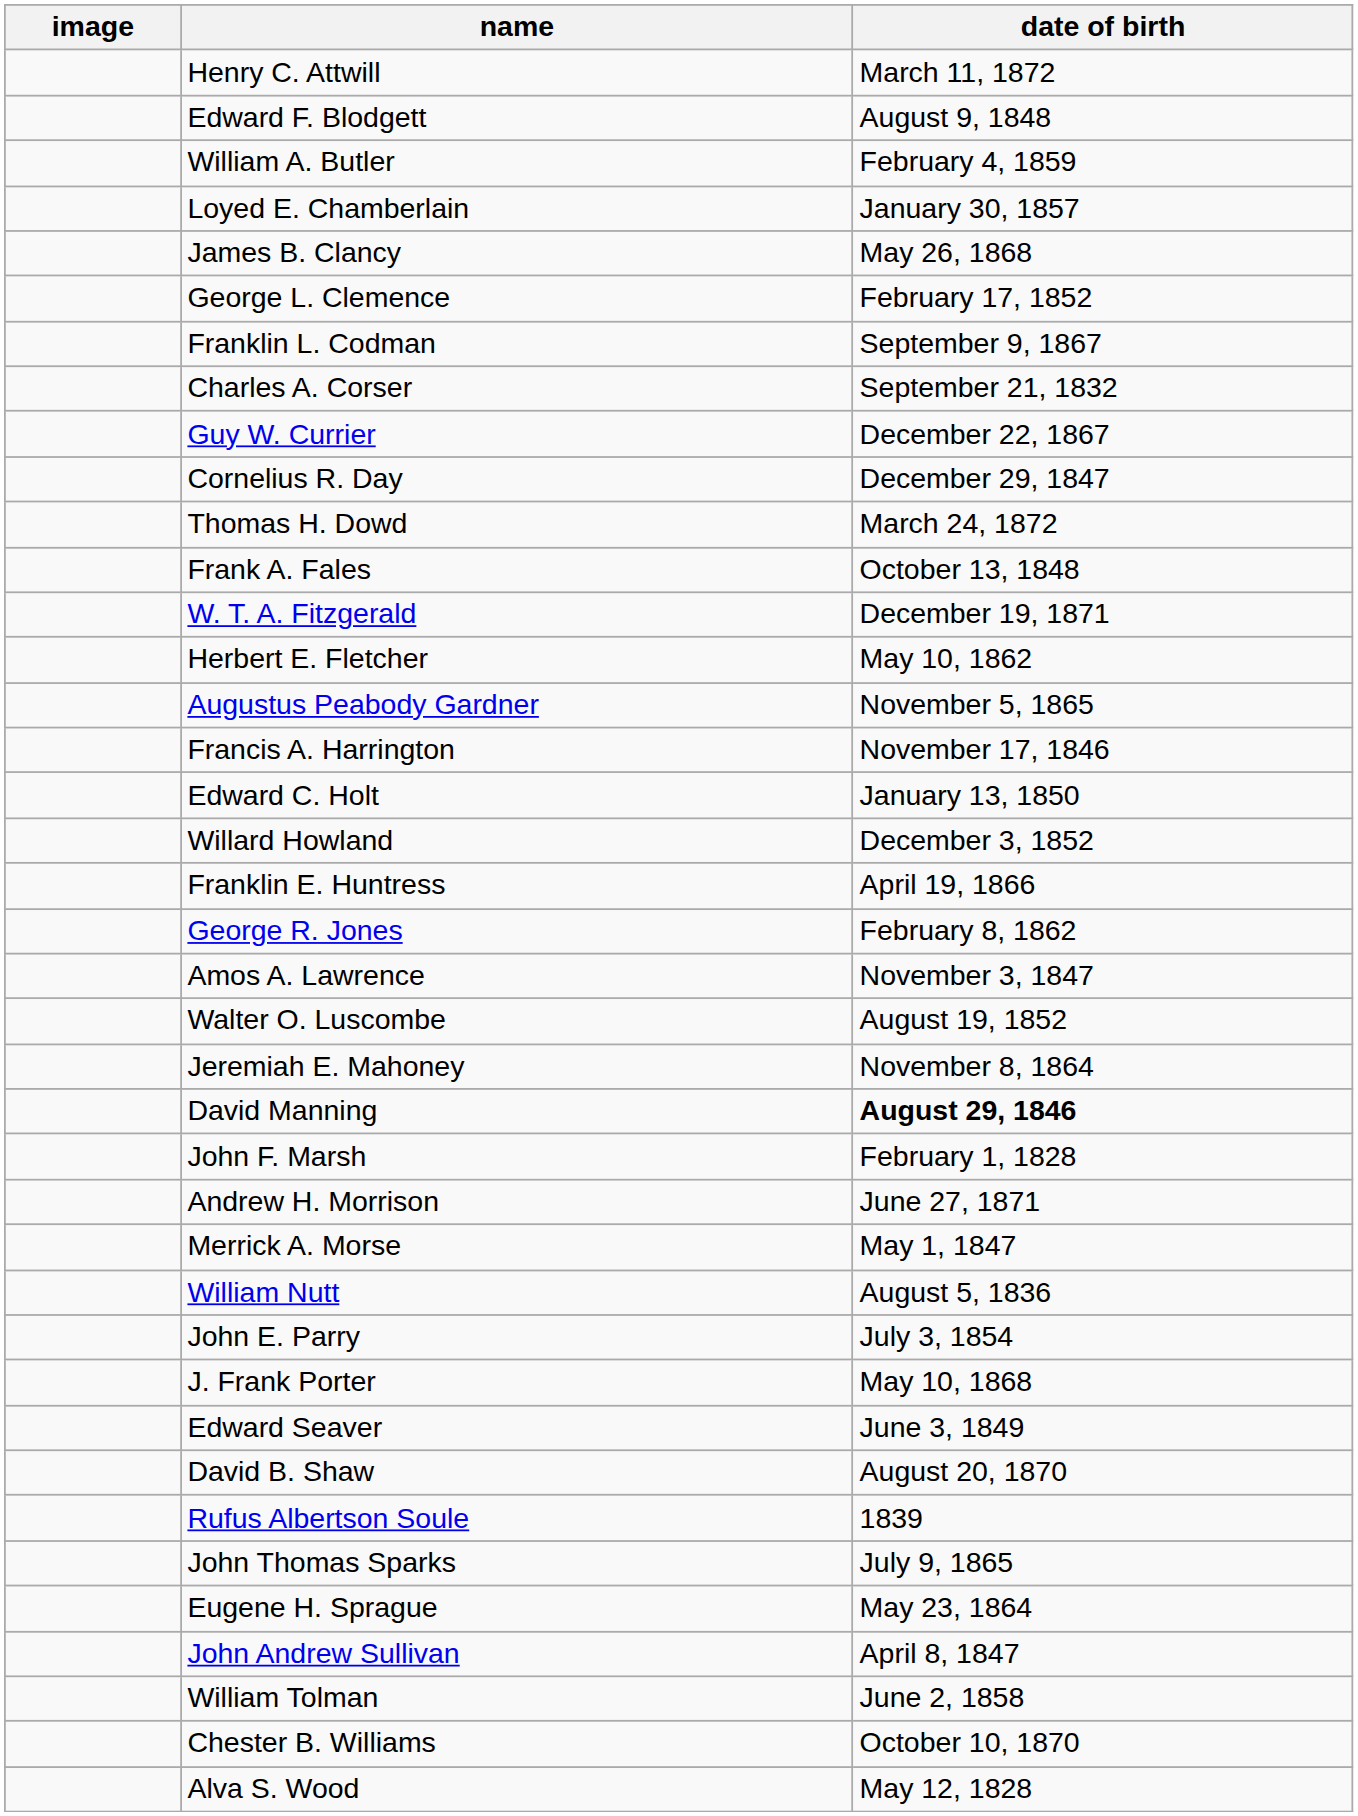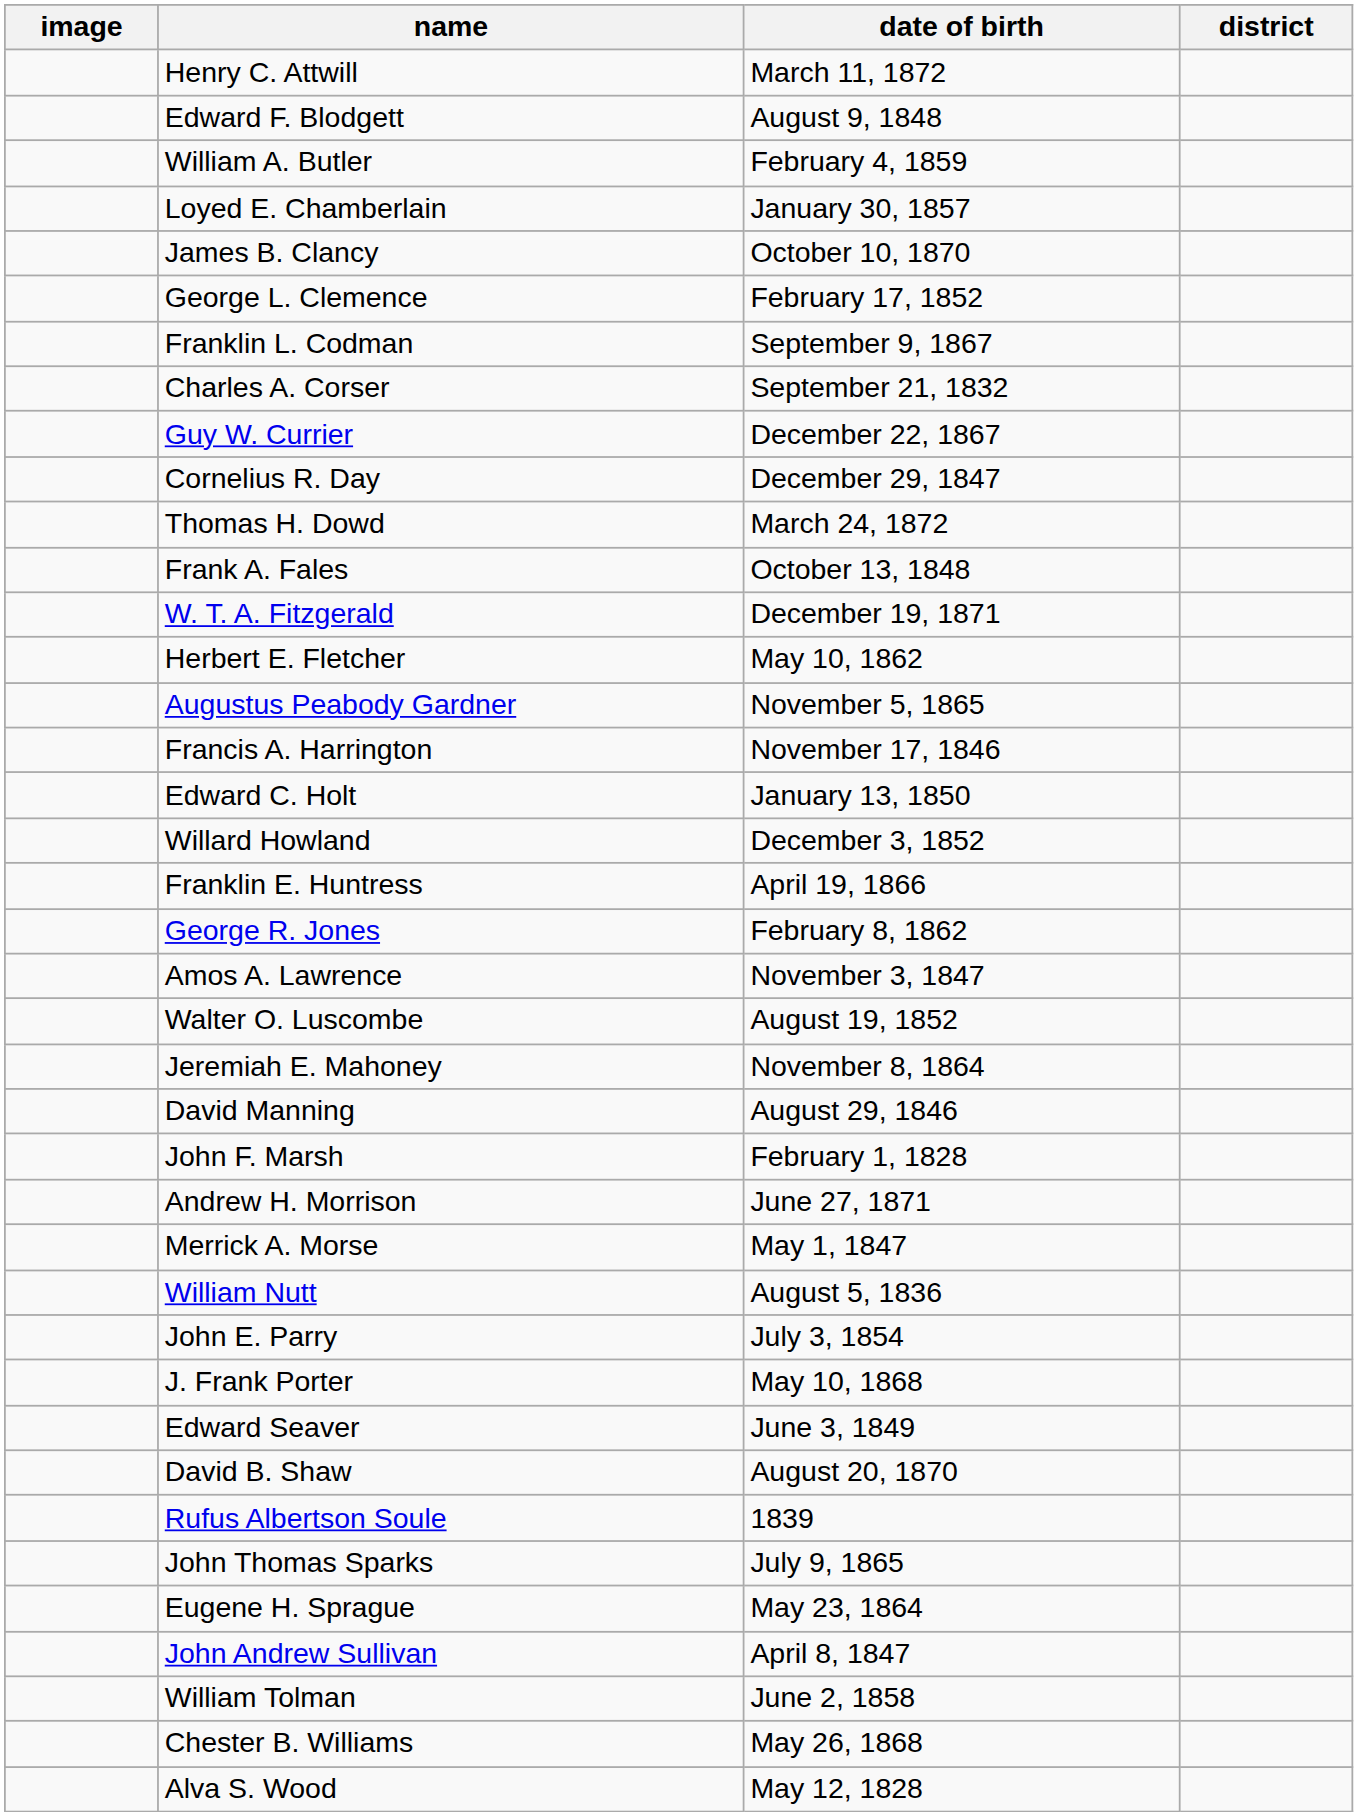+ column: (1266, 27)
(946, 252) May 26, 1868 -> (860, 252) October 10, 1870
(968, 1111) bold -> (854, 1111) normal
(970, 1743) October 10, 1870 -> (837, 1743) May 26, 1868
